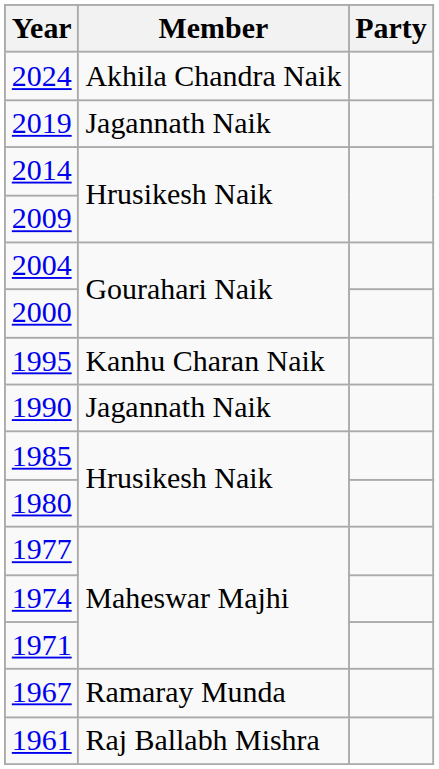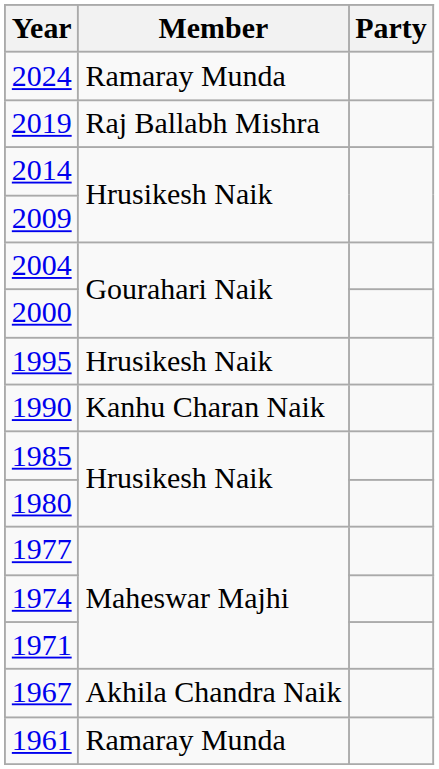(213, 75) Akhila Chandra Naik -> (186, 75) Ramaray Munda
(178, 123) Jagannath Naik -> (203, 123) Raj Ballabh Mishra
(205, 360) Kanhu Charan Naik -> (179, 360) Hrusikesh Naik
(178, 407) Jagannath Naik -> (205, 407) Kanhu Charan Naik
(186, 692) Ramaray Munda -> (213, 692) Akhila Chandra Naik
(203, 739) Raj Ballabh Mishra -> (186, 739) Ramaray Munda
